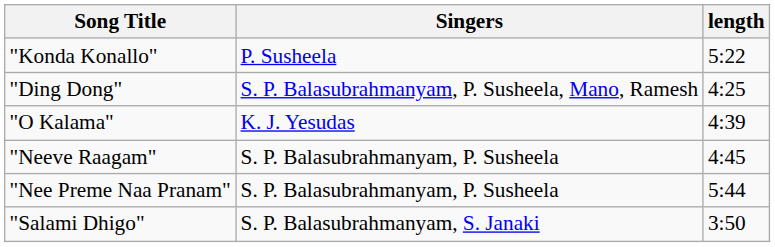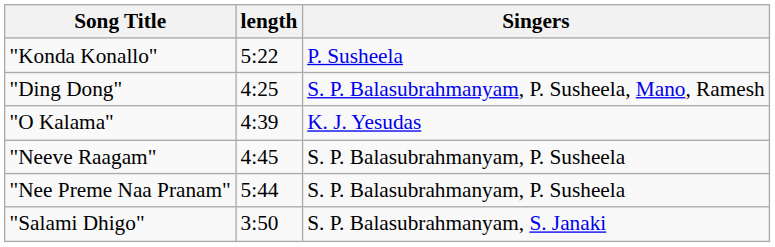columns swapped: (469, 21) <-> (736, 21)
